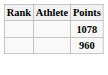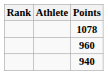+ row: (87, 62)
